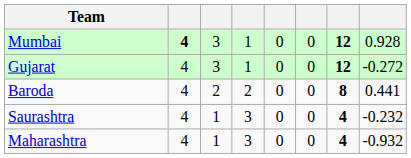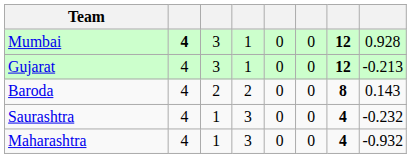(383, 66) -0.272 -> (383, 66) -0.213
(383, 91) 0.441 -> (383, 91) 0.143
